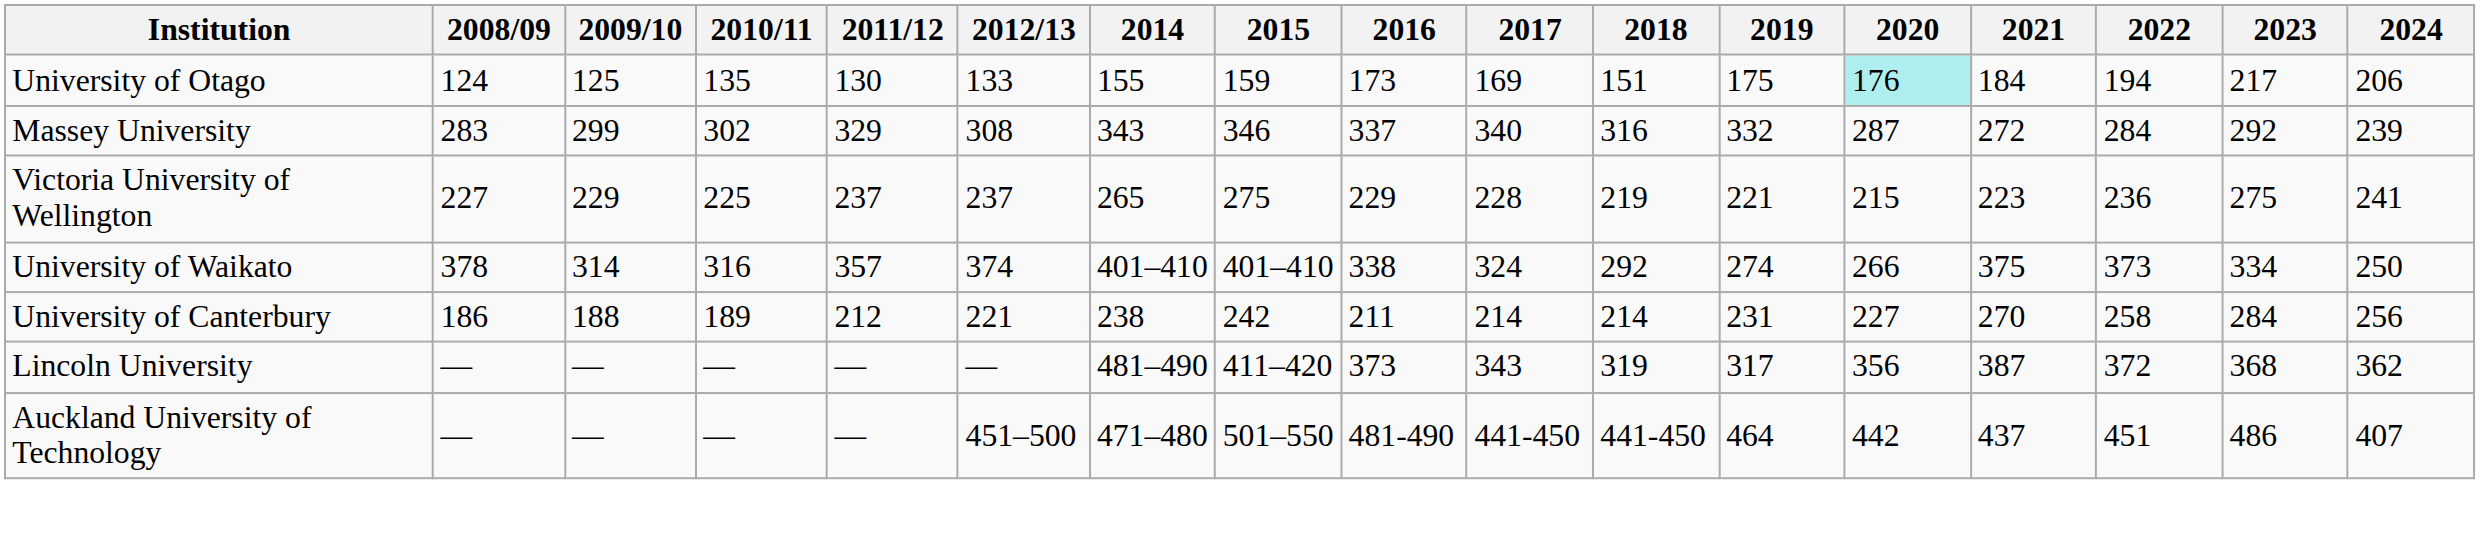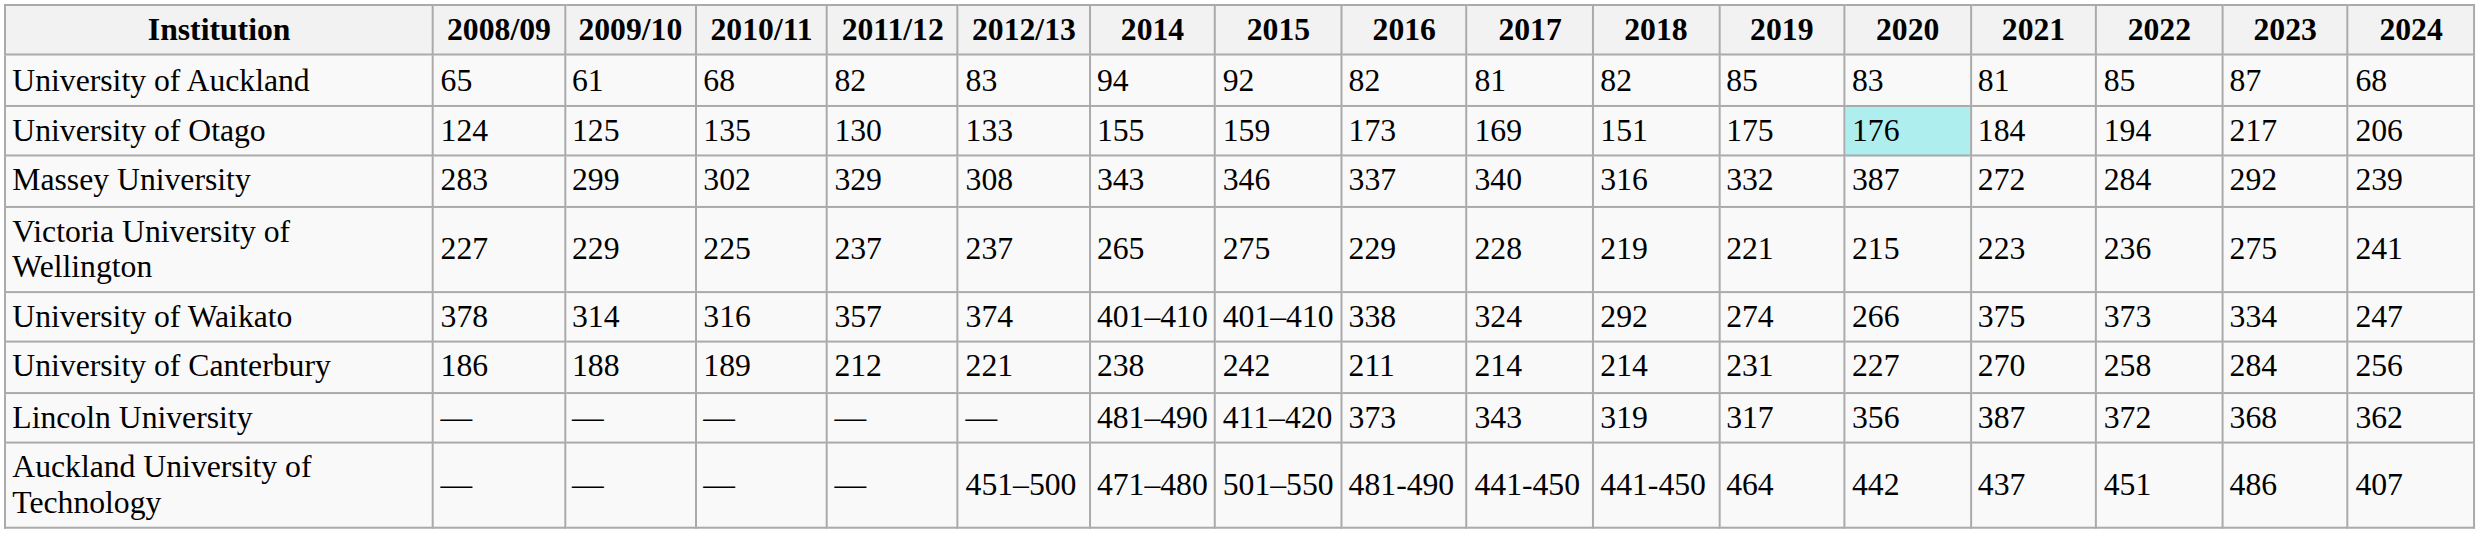+ row: (161, 79)
(1876, 130) 287 -> (1876, 180) 387
(2379, 266) 250 -> (2379, 316) 247
